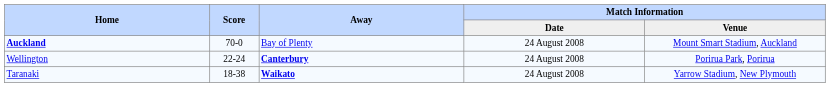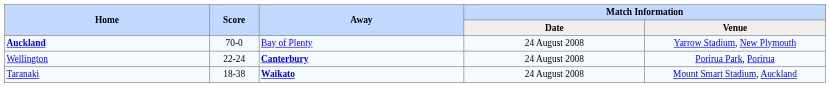(735, 43) Mount Smart Stadium, Auckland -> (735, 43) Yarrow Stadium, New Plymouth
(735, 74) Yarrow Stadium, New Plymouth -> (735, 74) Mount Smart Stadium, Auckland
